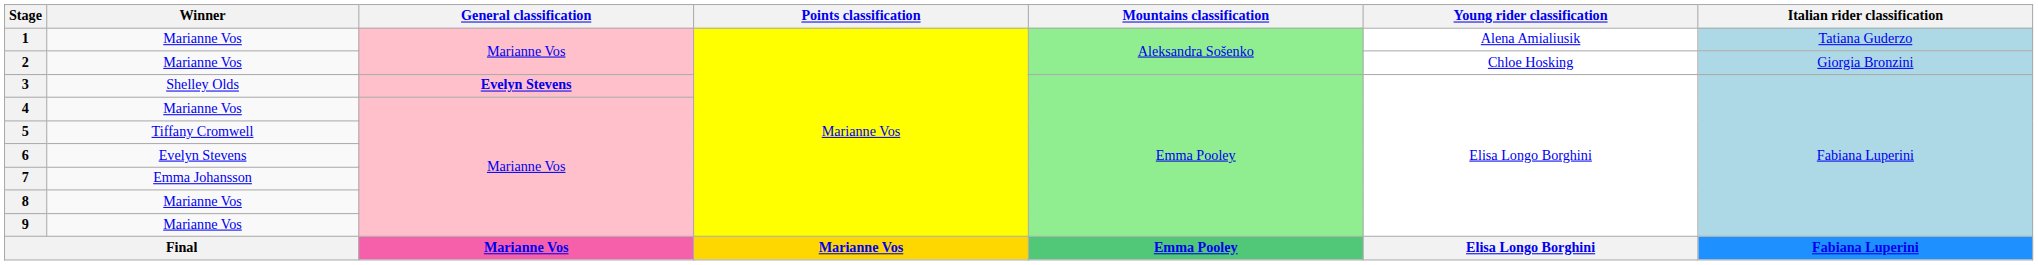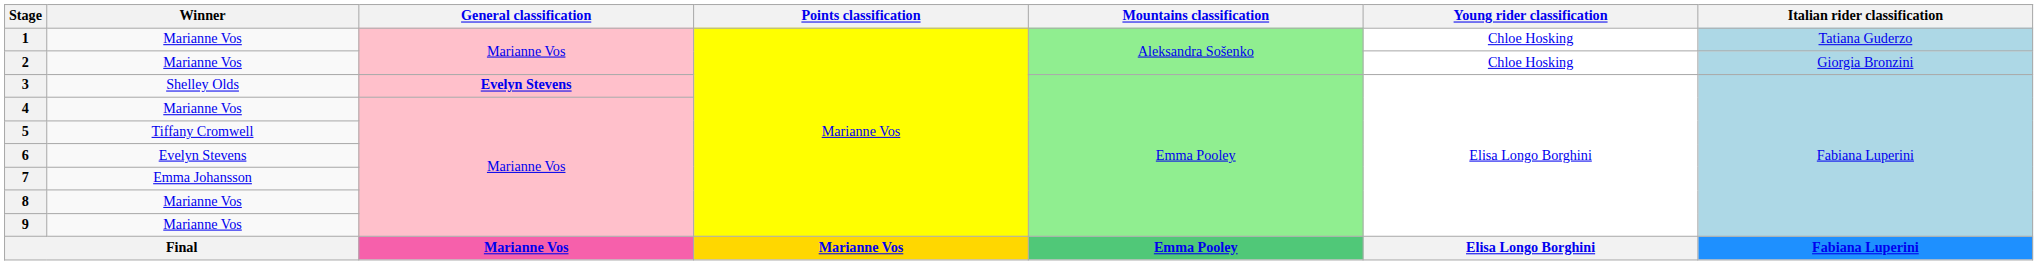(1531, 39) Alena Amialiusik -> (1531, 39) Chloe Hosking
